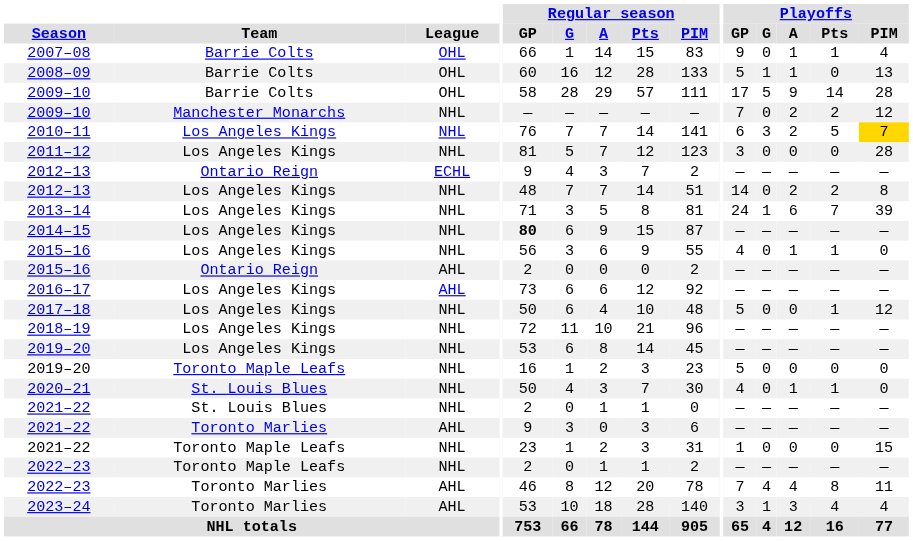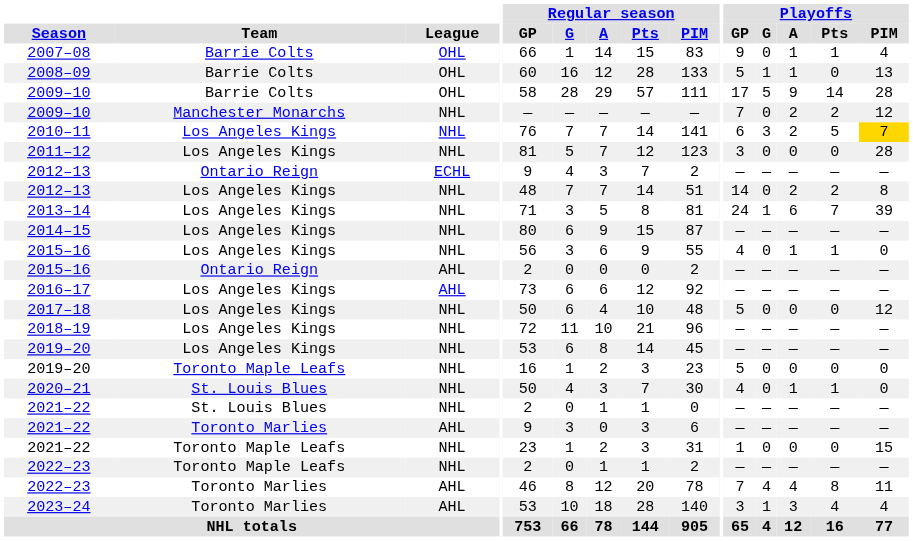(528, 231) bold -> (528, 231) normal
(835, 310) 1 -> (835, 310) 0
